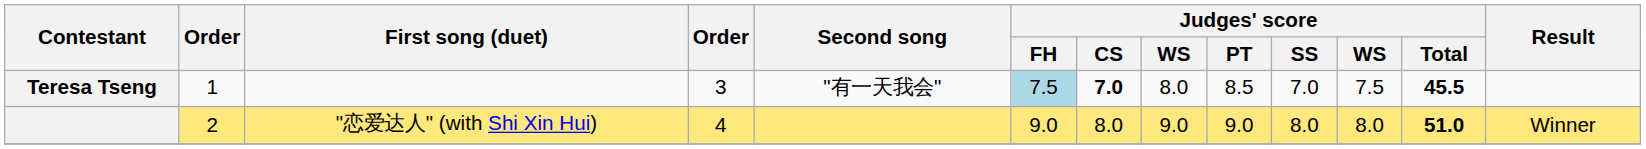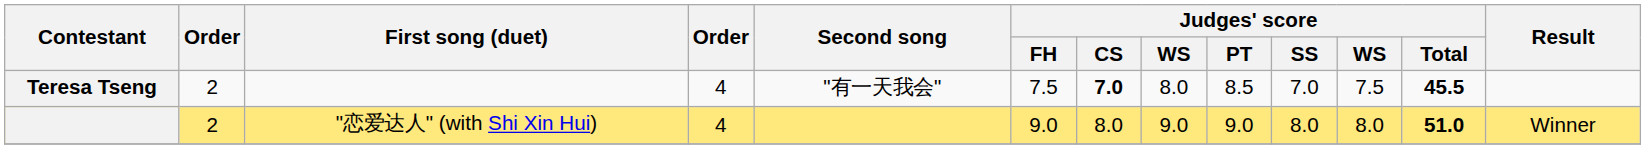(212, 88) 1 -> (212, 88) 2
(721, 88) 3 -> (721, 88) 4
(1043, 88) lightblue background -> (1043, 88) no background
